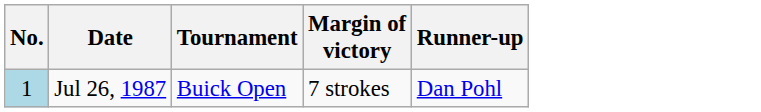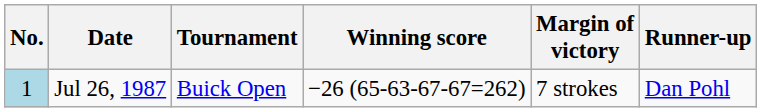+ column: (417, 36)
